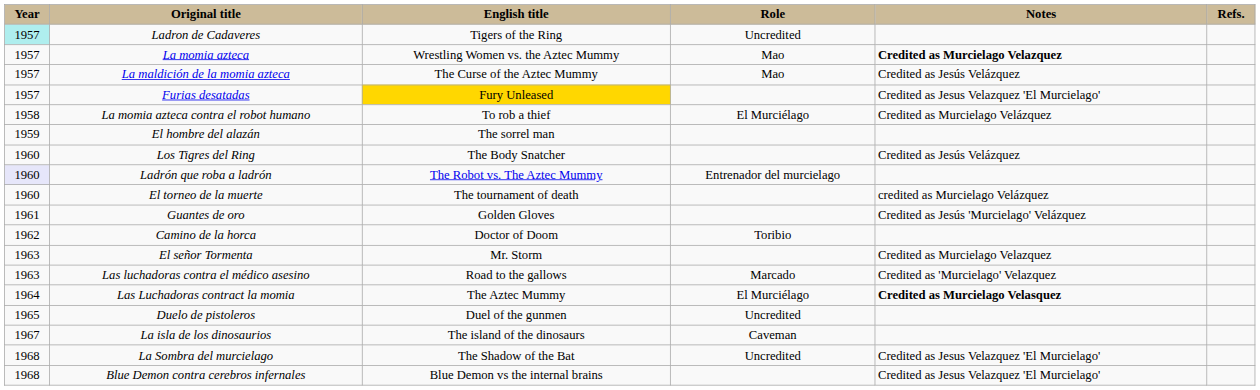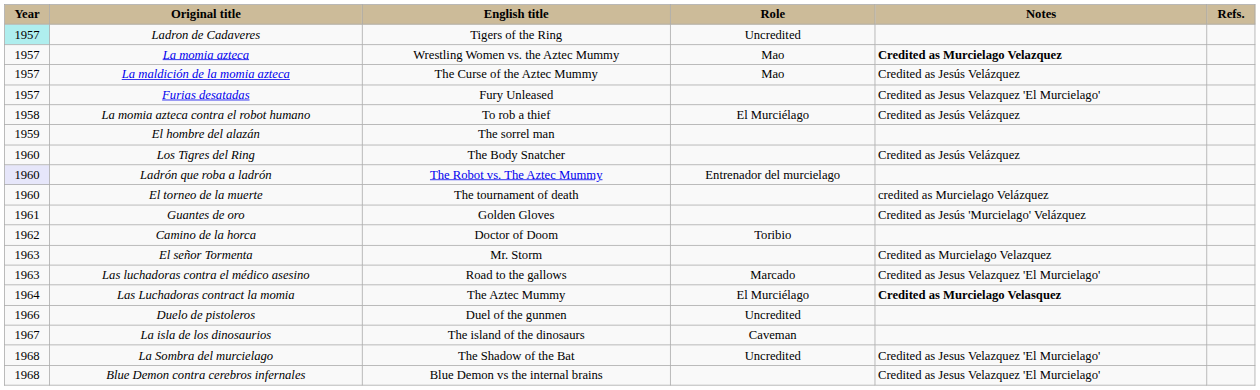(516, 94) gold background -> (516, 94) no background
(965, 114) Credited as Murcielago Velázquez -> (949, 114) Credited as Jesús Velázquez
(967, 275) Credited as 'Murcielago' Velazquez -> (989, 275) Credited as Jesus Velazquez 'El Murcielago'
(27, 315) 1965 -> (27, 315) 1966
